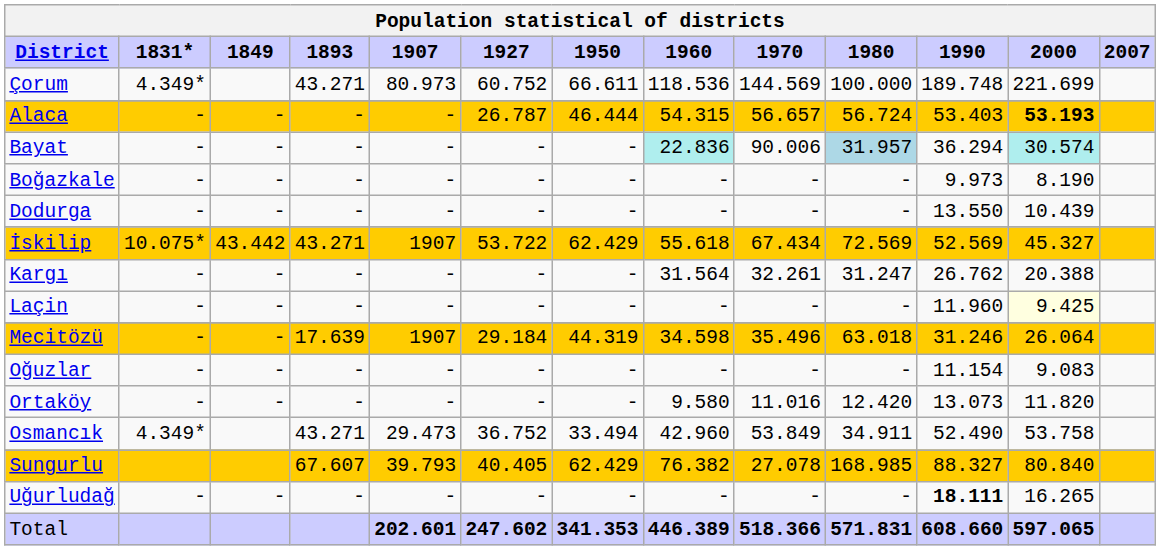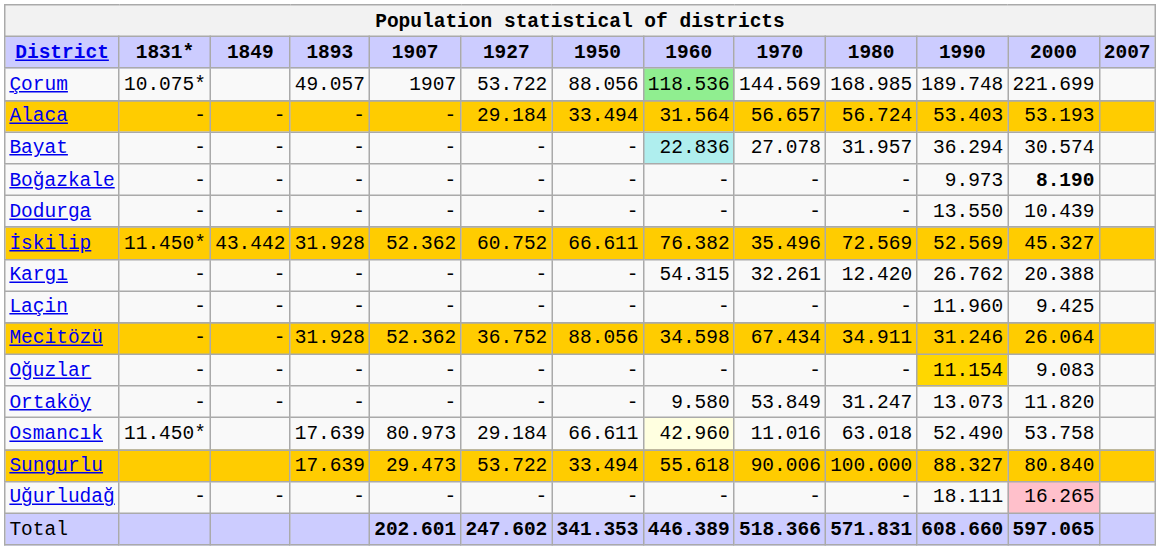(171, 84) 4.349* -> (165, 84) 10.075*
(330, 84) 43.271 -> (330, 84) 49.057
(421, 84) 80.973 -> (433, 84) 1907
(512, 84) 60.752 -> (512, 84) 53.722
(603, 84) 66.611 -> (603, 84) 88.056
(689, 84) no background -> (689, 84) lightgreen background
(871, 84) 100.000 -> (871, 84) 168.985
(512, 116) 26.787 -> (512, 116) 29.184
(603, 116) 46.444 -> (603, 116) 33.494
(695, 116) 54.315 -> (695, 116) 31.564
(1059, 116) bold -> (1059, 116) normal
(786, 148) 90.006 -> (786, 148) 27.078
(877, 148) lightblue background -> (877, 148) no background
(1059, 148) paleturquoise background -> (1059, 148) no background
(1065, 180) normal -> (1065, 180) bold
(165, 243) 10.075* -> (165, 243) 11.450*
(330, 243) 43.271 -> (330, 243) 31.928
(433, 243) 1907 -> (421, 243) 52.362
(512, 243) 53.722 -> (512, 243) 60.752
(603, 243) 62.429 -> (603, 243) 66.611
(695, 243) 55.618 -> (695, 243) 76.382
(786, 243) 67.434 -> (786, 243) 35.496
(695, 275) 31.564 -> (695, 275) 54.315
(877, 275) 31.247 -> (877, 275) 12.420
(1065, 307) lightyellow background -> (1065, 307) no background
(330, 338) 17.639 -> (330, 338) 31.928
(433, 338) 1907 -> (421, 338) 52.362
(512, 338) 29.184 -> (512, 338) 36.752
(603, 338) 44.319 -> (603, 338) 88.056
(786, 338) 35.496 -> (786, 338) 67.434
(877, 338) 63.018 -> (877, 338) 34.911
(968, 370) no background -> (968, 370) gold background
(786, 402) 11.016 -> (786, 402) 53.849
(877, 402) 12.420 -> (877, 402) 31.247
(171, 434) 4.349* -> (165, 434) 11.450*
(330, 434) 43.271 -> (330, 434) 17.639
(421, 434) 29.473 -> (421, 434) 80.973
(512, 434) 36.752 -> (512, 434) 29.184
(603, 434) 33.494 -> (603, 434) 66.611
(695, 434) no background -> (695, 434) lightyellow background
(786, 434) 53.849 -> (786, 434) 11.016
(877, 434) 34.911 -> (877, 434) 63.018
(330, 466) 67.607 -> (330, 466) 17.639
(421, 466) 39.793 -> (421, 466) 29.473
(512, 466) 40.405 -> (512, 466) 53.722
(603, 466) 62.429 -> (603, 466) 33.494
(695, 466) 76.382 -> (695, 466) 55.618
(786, 466) 27.078 -> (786, 466) 90.006
(871, 466) 168.985 -> (871, 466) 100.000
(968, 497) bold -> (968, 497) normal
(1059, 497) no background -> (1059, 497) pink background
